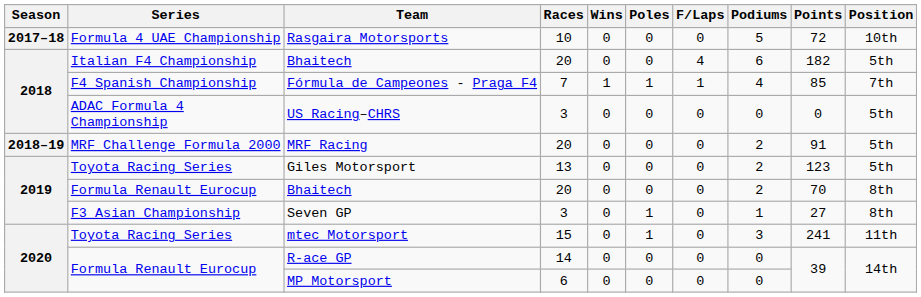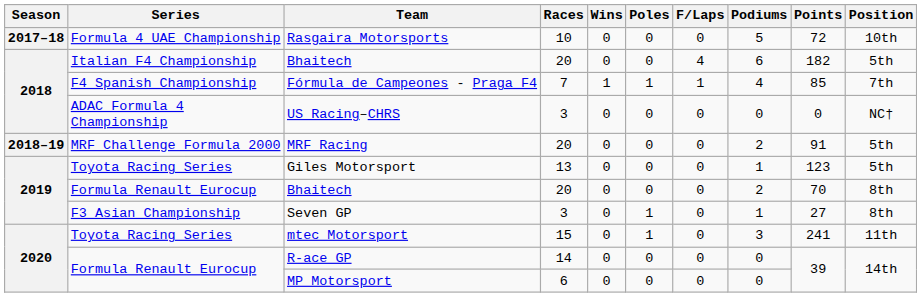(881, 114) 5th -> (881, 114) NC†
(759, 167) 2 -> (759, 167) 1
